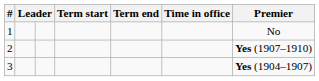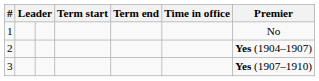(274, 48) Yes (1907–1910) -> (274, 48) Yes (1904–1907)
(274, 66) Yes (1904–1907) -> (274, 66) Yes (1907–1910)
